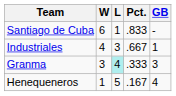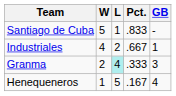(102, 30) 6 -> (102, 30) 5
(117, 47) 3 -> (117, 47) 2
(102, 64) 3 -> (102, 64) 2
